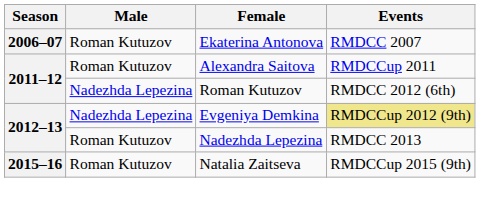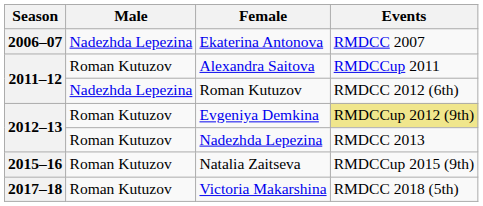(121, 41) Roman Kutuzov -> (131, 41) Nadezhda Lepezina
(131, 115) Nadezhda Lepezina -> (121, 115) Roman Kutuzov
+ row: (263, 189)
